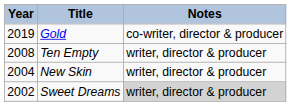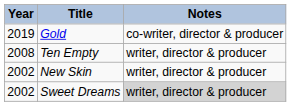(21, 72) 2004 -> (21, 72) 2002
